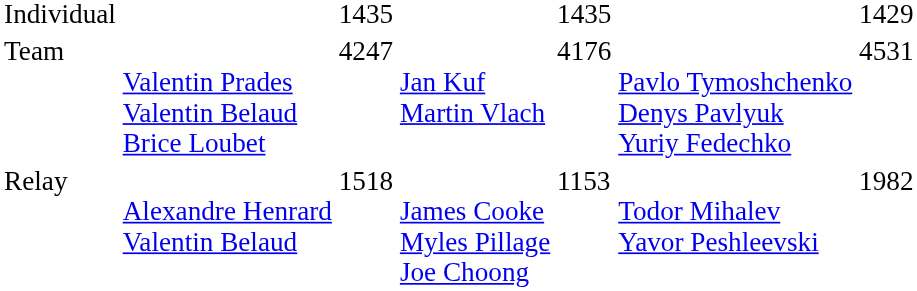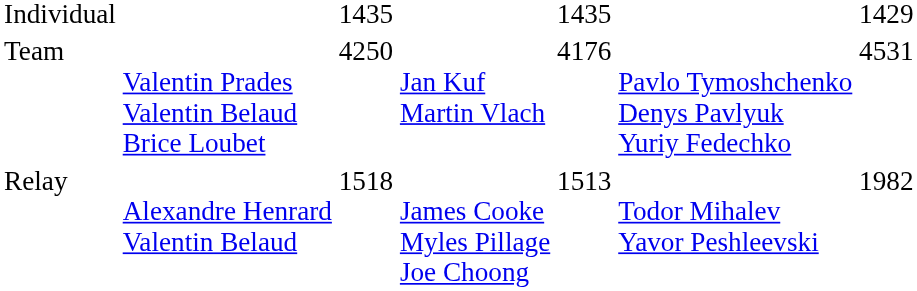(366, 51) 4247 -> (366, 51) 4250
(584, 180) 1153 -> (584, 180) 1513
